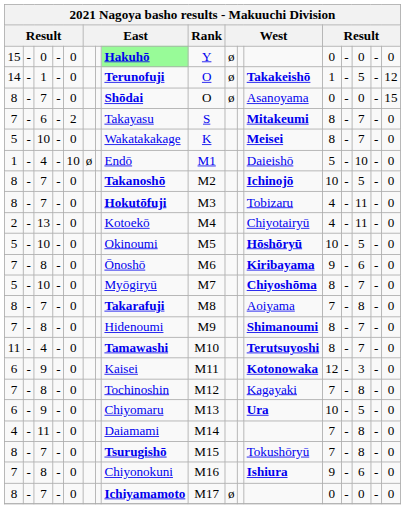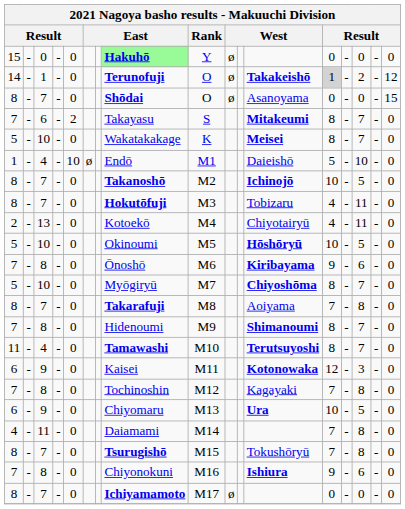(332, 77) no background -> (332, 77) lightgrey background
(361, 77) 5 -> (361, 77) 2
